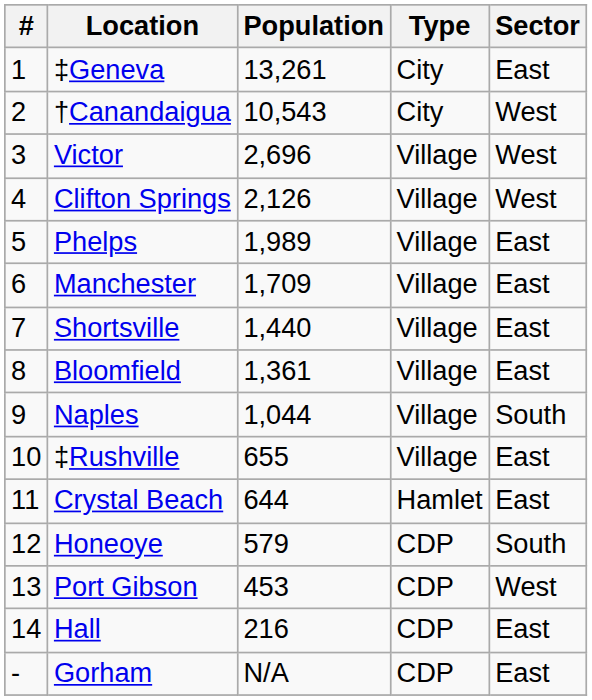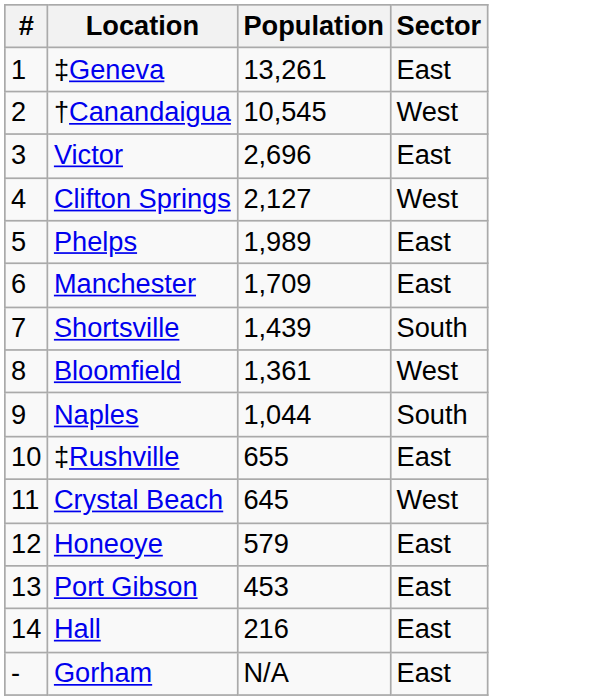- column: (440, 26)
(285, 112) 10,543 -> (285, 112) 10,545
(526, 155) West -> (424, 155) East
(277, 198) 2,126 -> (277, 198) 2,127
(277, 328) 1,440 -> (277, 328) 1,439
(522, 328) East -> (432, 328) South
(522, 371) East -> (427, 371) West
(266, 500) 644 -> (266, 500) 645
(522, 500) East -> (427, 500) West
(531, 543) South -> (424, 543) East
(526, 586) West -> (424, 586) East
